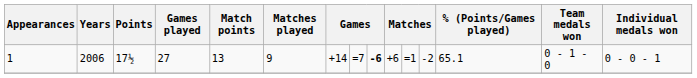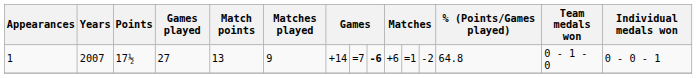(92, 59) 2006 -> (92, 59) 2007
(451, 59) 65.1 -> (451, 59) 64.8
